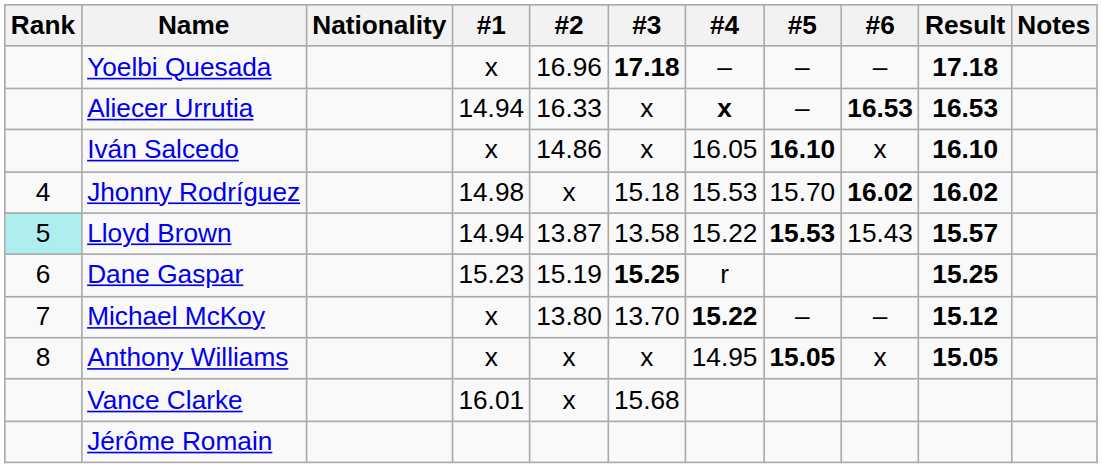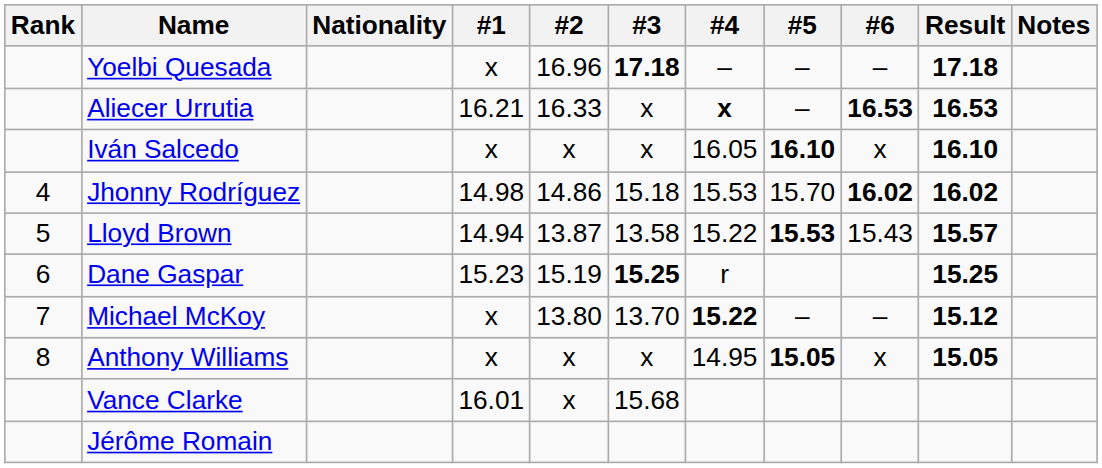(491, 108) 14.94 -> (491, 108) 16.21
(569, 150) 14.86 -> (569, 150) x
(569, 191) x -> (569, 191) 14.86
(43, 233) paleturquoise background -> (43, 233) no background
